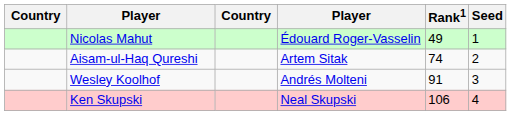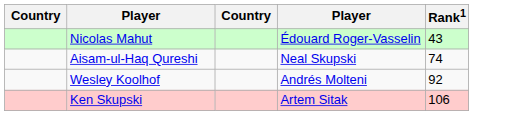- column: (487, 16)
(435, 38) 49 -> (435, 38) 43
(314, 59) Artem Sitak -> (318, 59) Neal Skupski
(435, 79) 91 -> (435, 79) 92
(318, 100) Neal Skupski -> (314, 100) Artem Sitak
